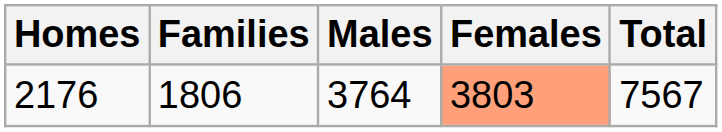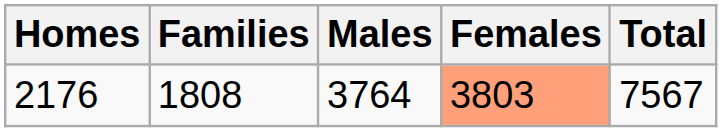(200, 94) 1806 -> (200, 94) 1808
